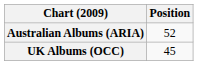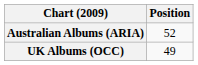(170, 51) 45 -> (170, 51) 49
